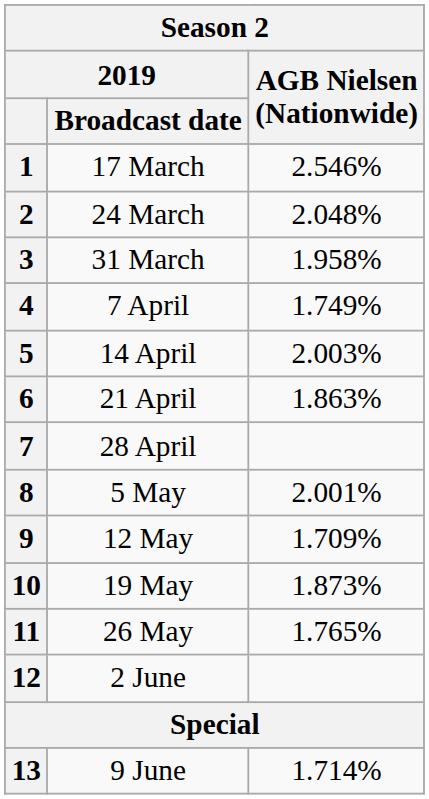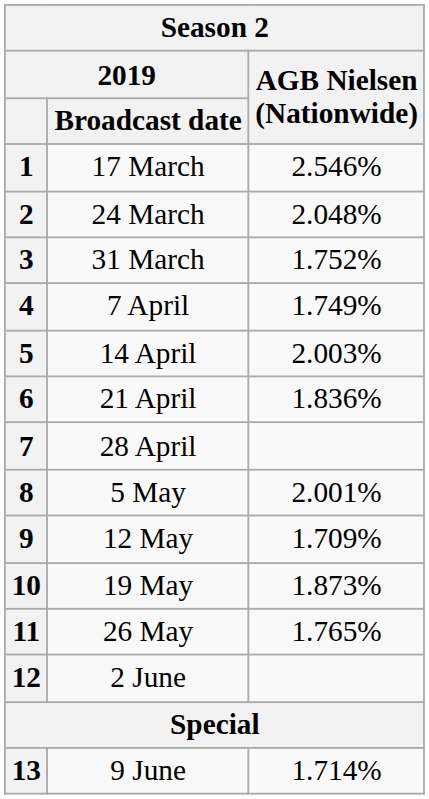(337, 259) 1.958% -> (337, 259) 1.752%
(337, 399) 1.863% -> (337, 399) 1.836%
